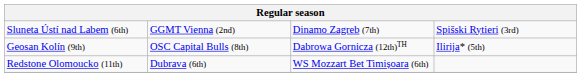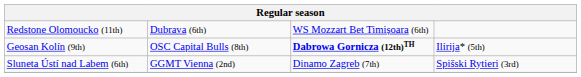rows swapped: (68, 29) <-> (65, 64)
(350, 46) normal -> (354, 46) bold
